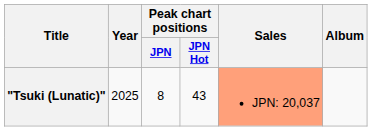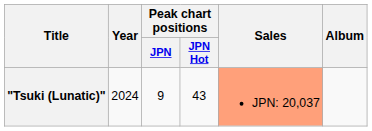(125, 96) 2025 -> (125, 96) 2024
(161, 96) 8 -> (161, 96) 9
